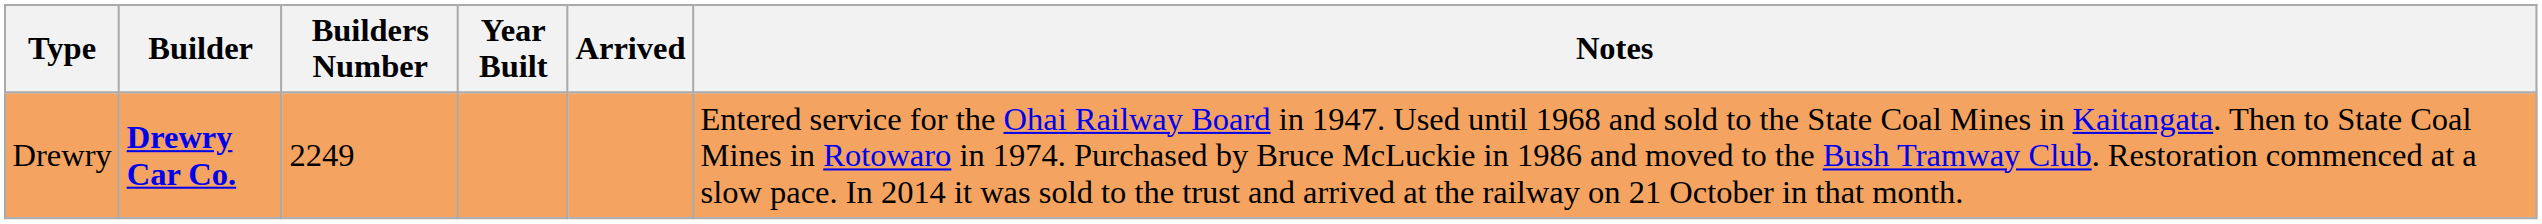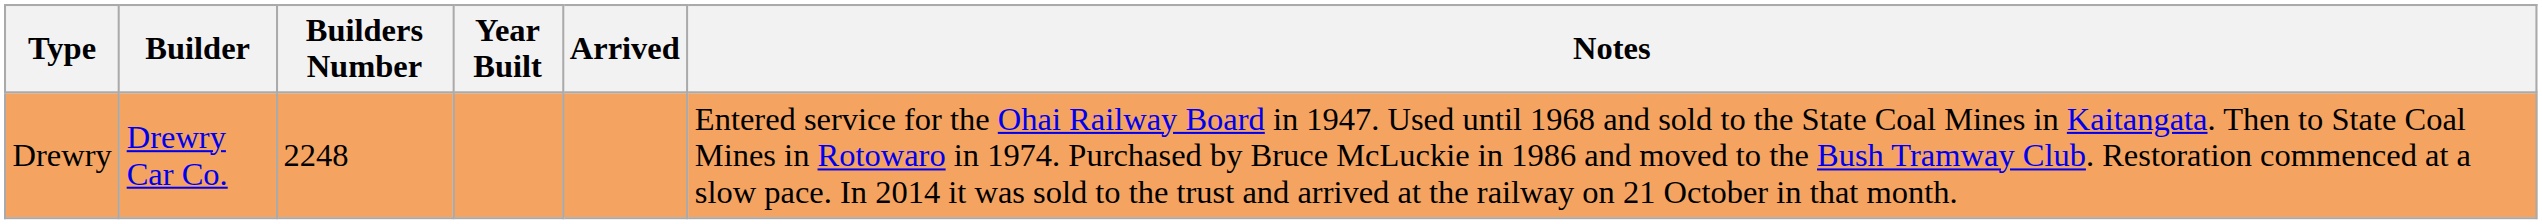(181, 154) bold -> (177, 154) normal
(322, 154) 2249 -> (316, 154) 2248
